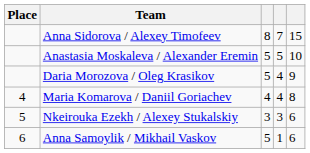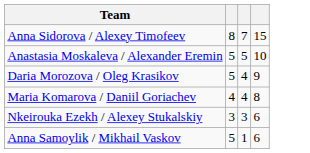- column: (22, 14)
